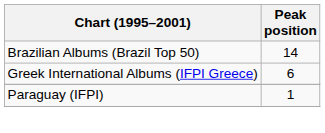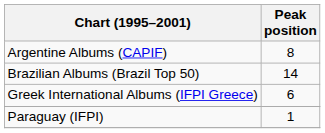+ row: (87, 52)
